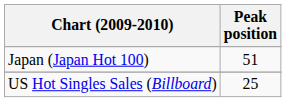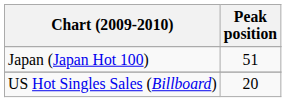(250, 84) 25 -> (250, 84) 20
